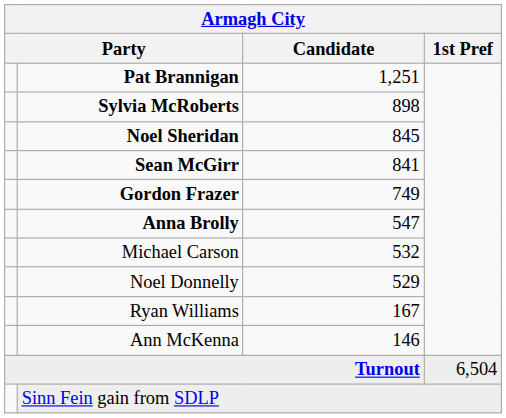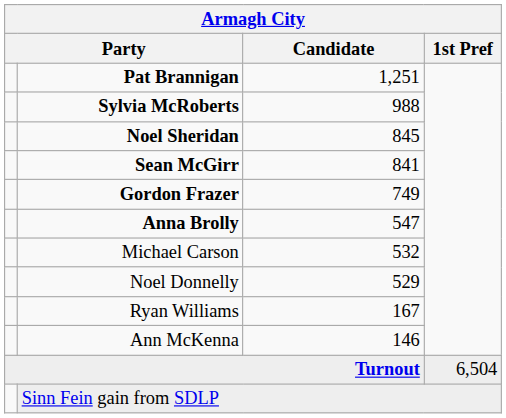(406, 106) 898 -> (406, 106) 988
